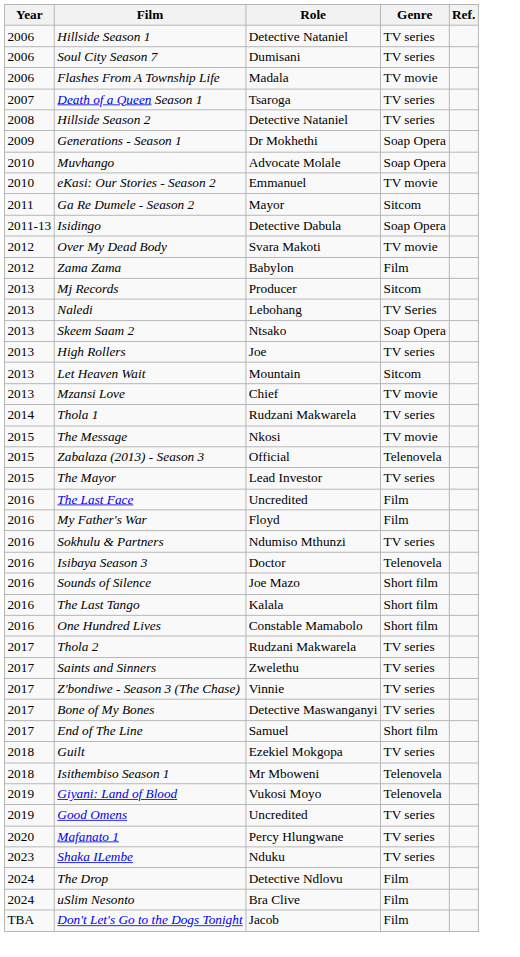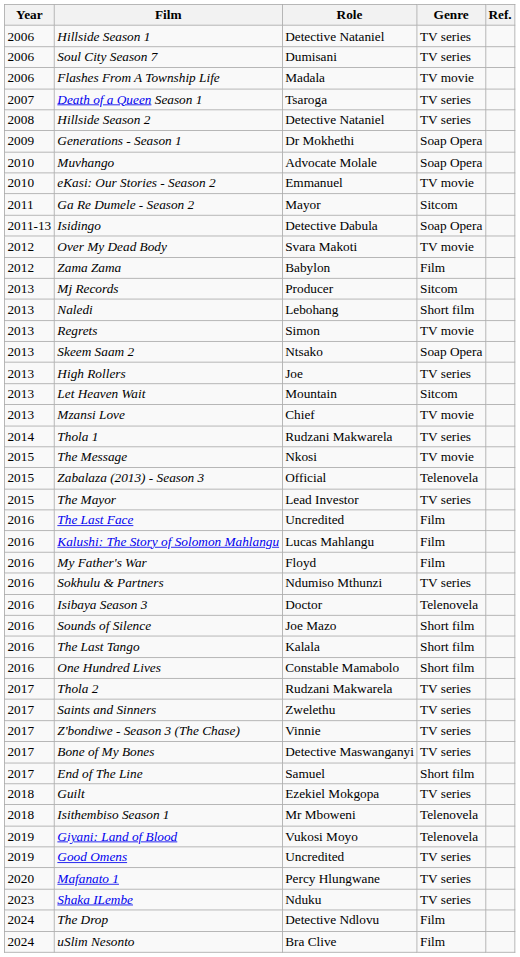(410, 309) TV Series -> (447, 309) Short film
+ row: (77, 330)
+ row: (168, 541)
- row: (150, 920)
